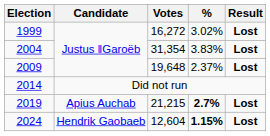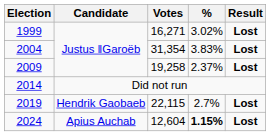(168, 31) 16,272 -> (168, 31) 16,271
(168, 67) 19,648 -> (168, 67) 19,258
(101, 103) Apius Auchab -> (101, 103) Hendrik Gaobaeb
(168, 103) 21,215 -> (168, 103) 22,115
(207, 103) bold -> (207, 103) normal
(101, 121) Hendrik Gaobaeb -> (101, 121) Apius Auchab
